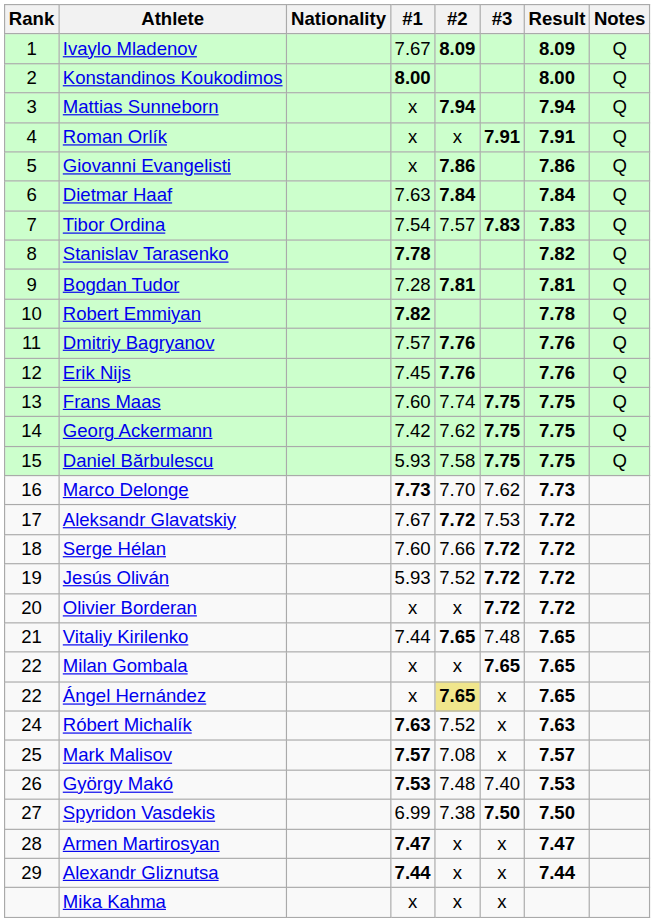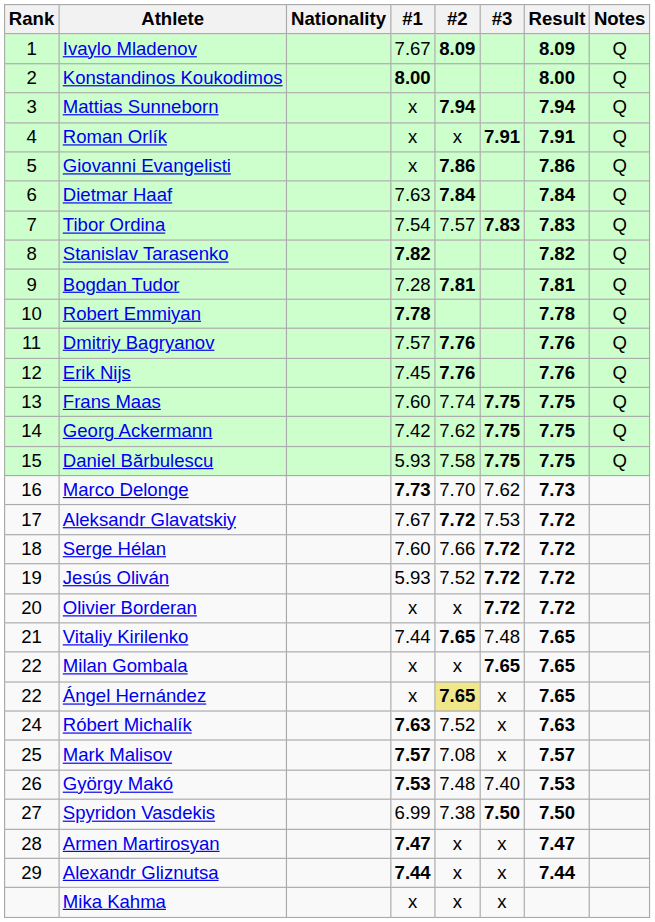(413, 254) 7.78 -> (413, 254) 7.82
(413, 313) 7.82 -> (413, 313) 7.78
